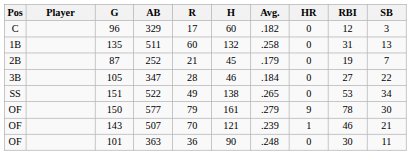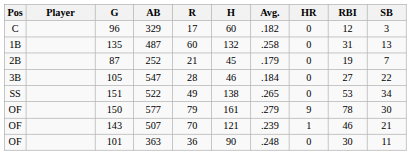(153, 45) 511 -> (153, 45) 487
(153, 77) 347 -> (153, 77) 547
